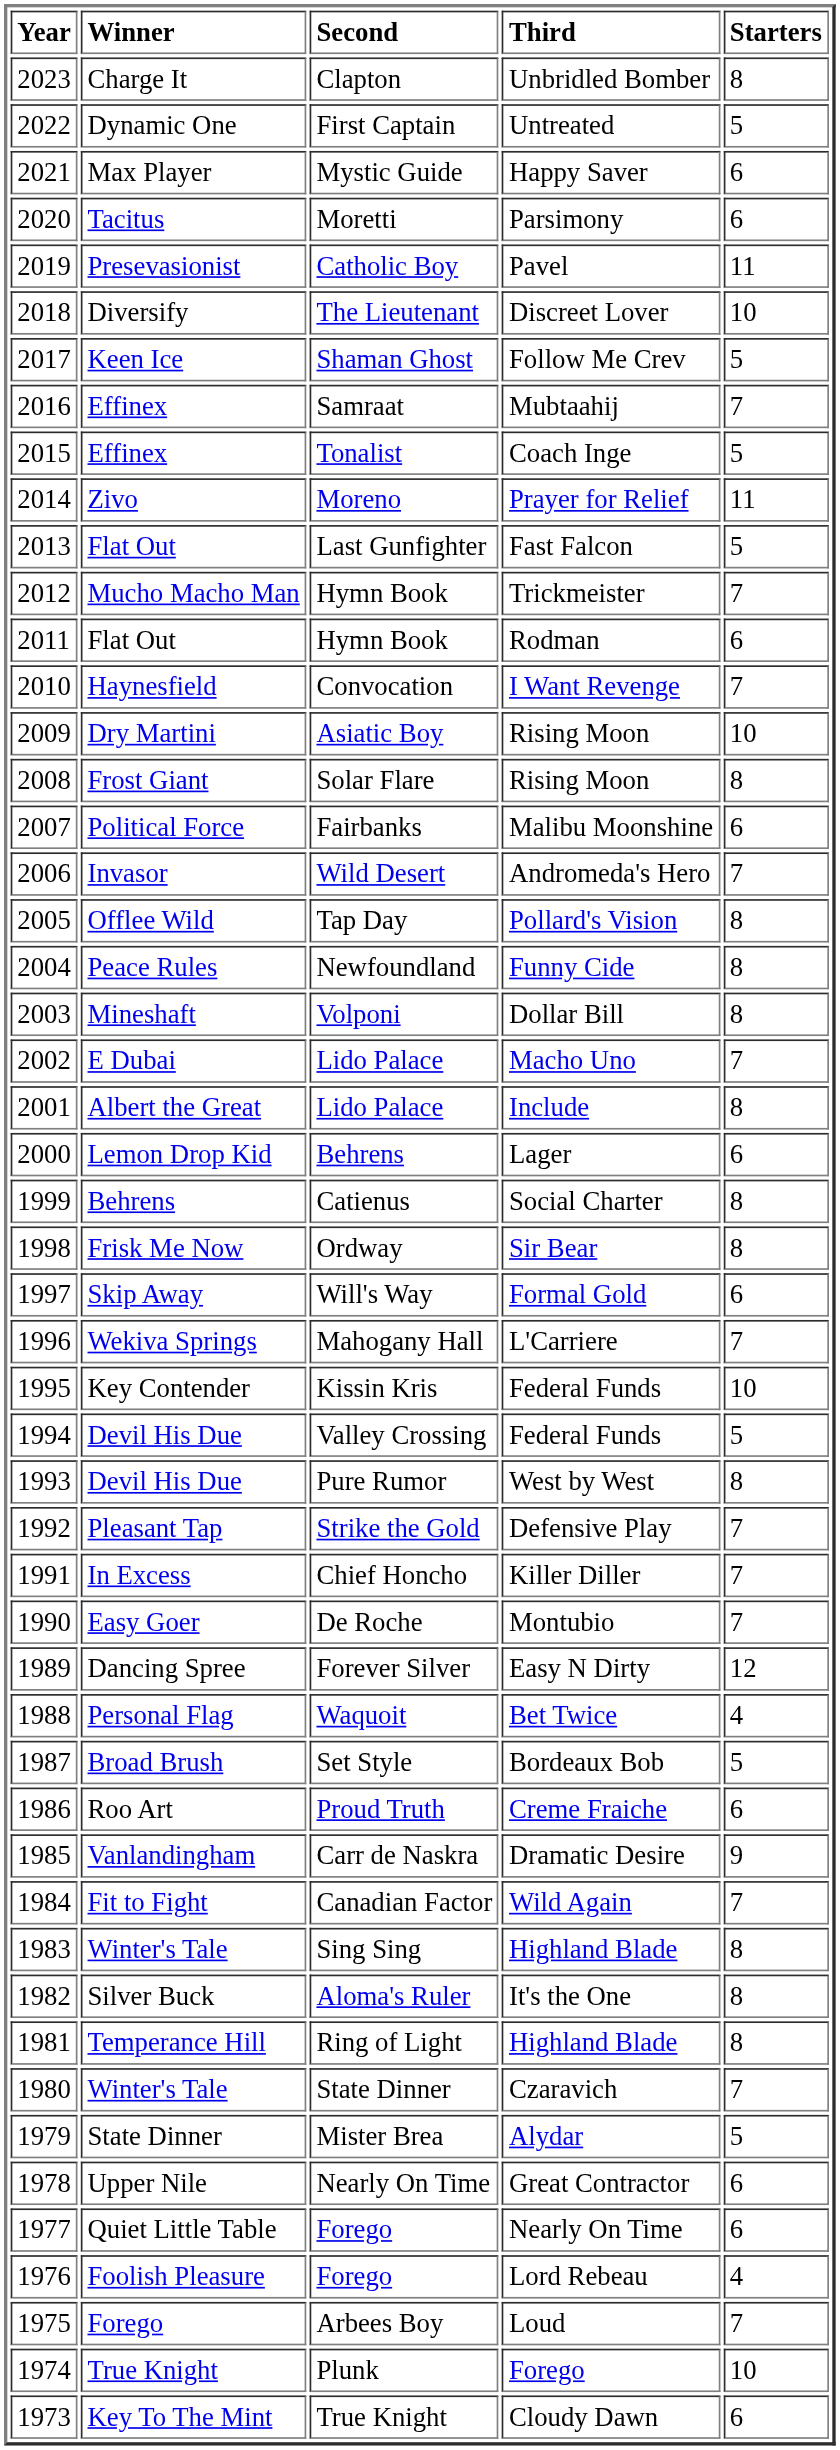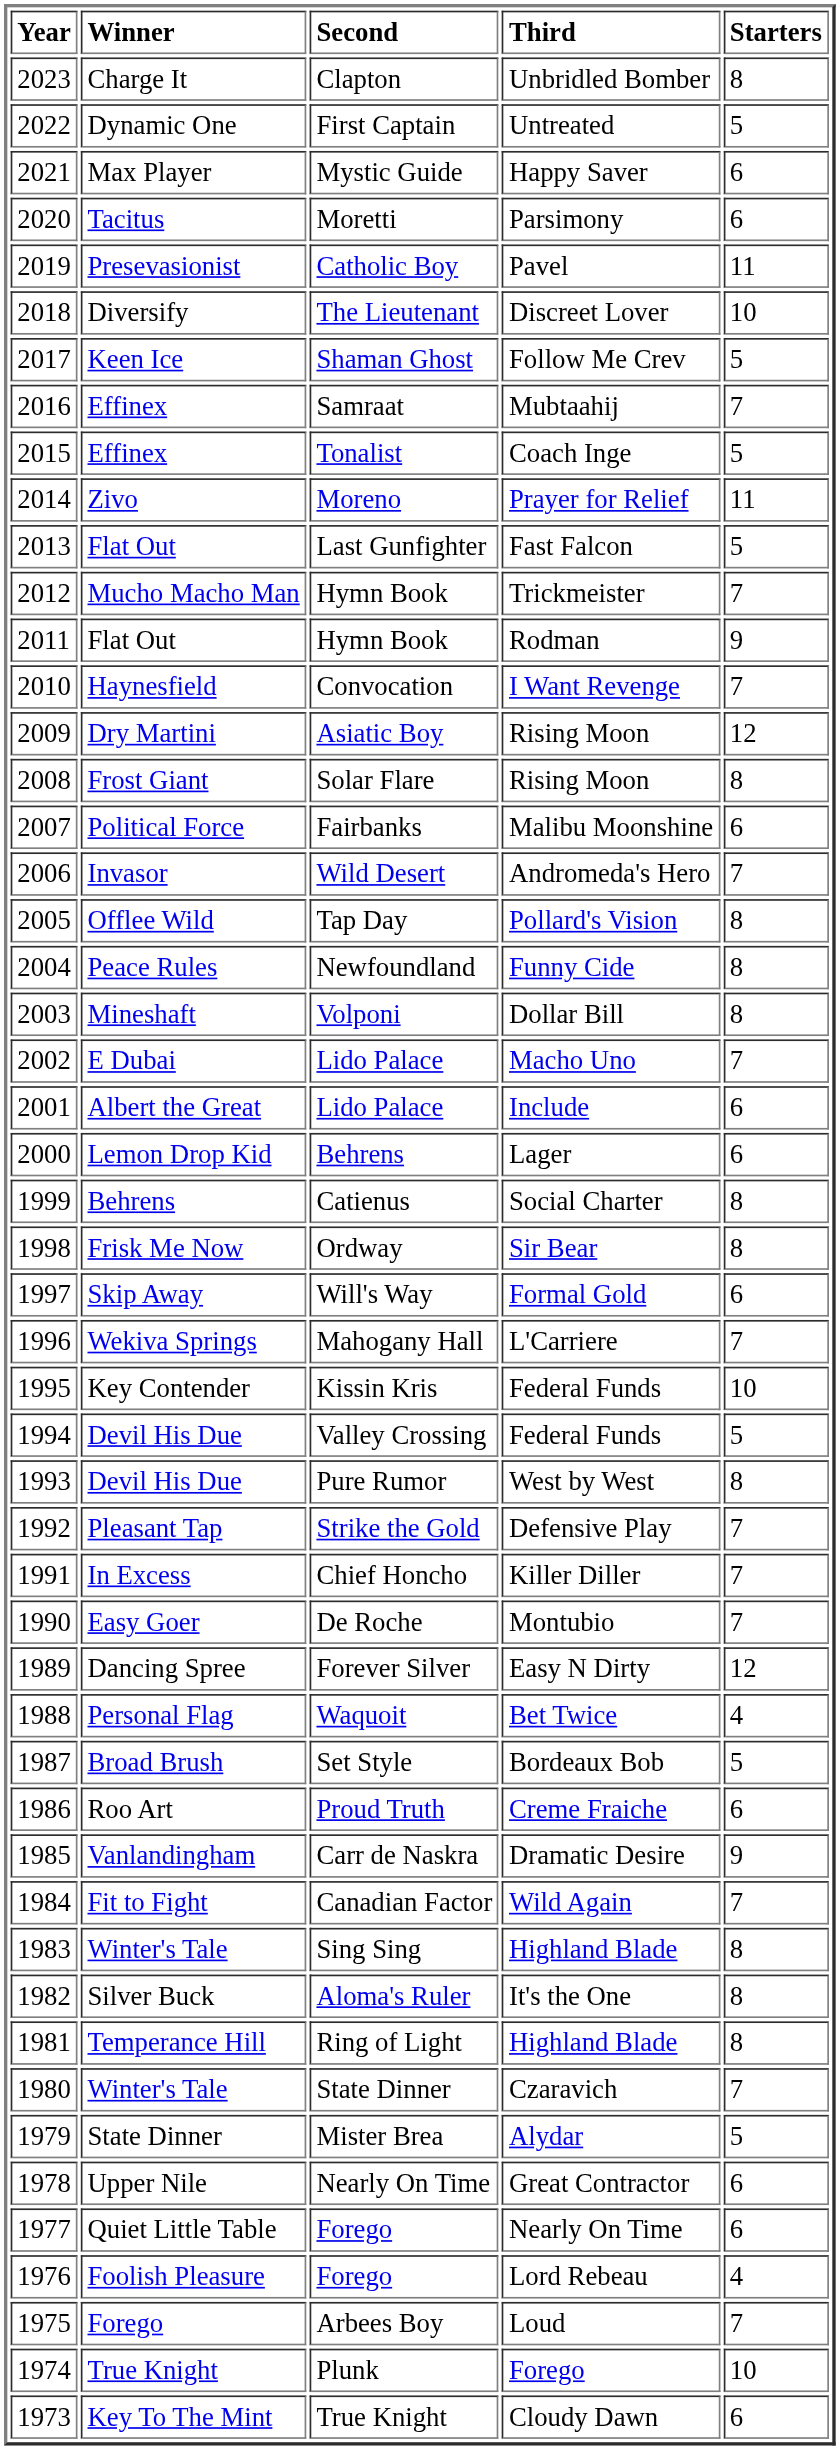(736, 639) 6 -> (736, 639) 9
(743, 733) 10 -> (743, 733) 12
(736, 1107) 8 -> (736, 1107) 6
